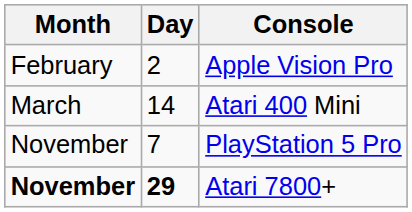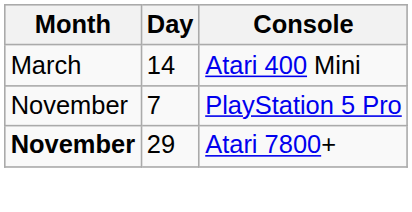- row: (299, 65)
(161, 186) bold -> (161, 145) normal
